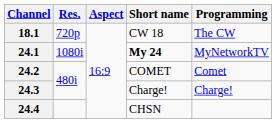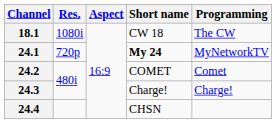(68, 33) 720p -> (70, 33) 1080i
(70, 52) 1080i -> (68, 52) 720p
